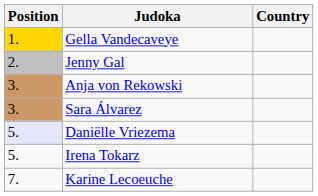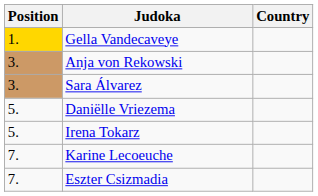- row: (95, 62)
(13, 132) lavender background -> (13, 109) no background
+ row: (117, 179)
